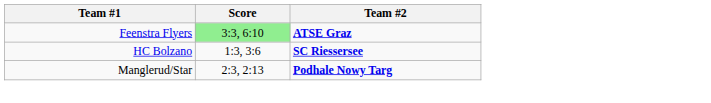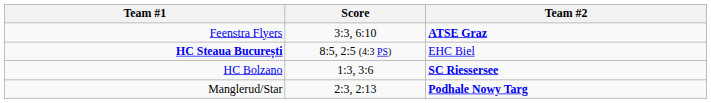(243, 32) lightgreen background -> (355, 32) no background
+ row: (229, 51)
